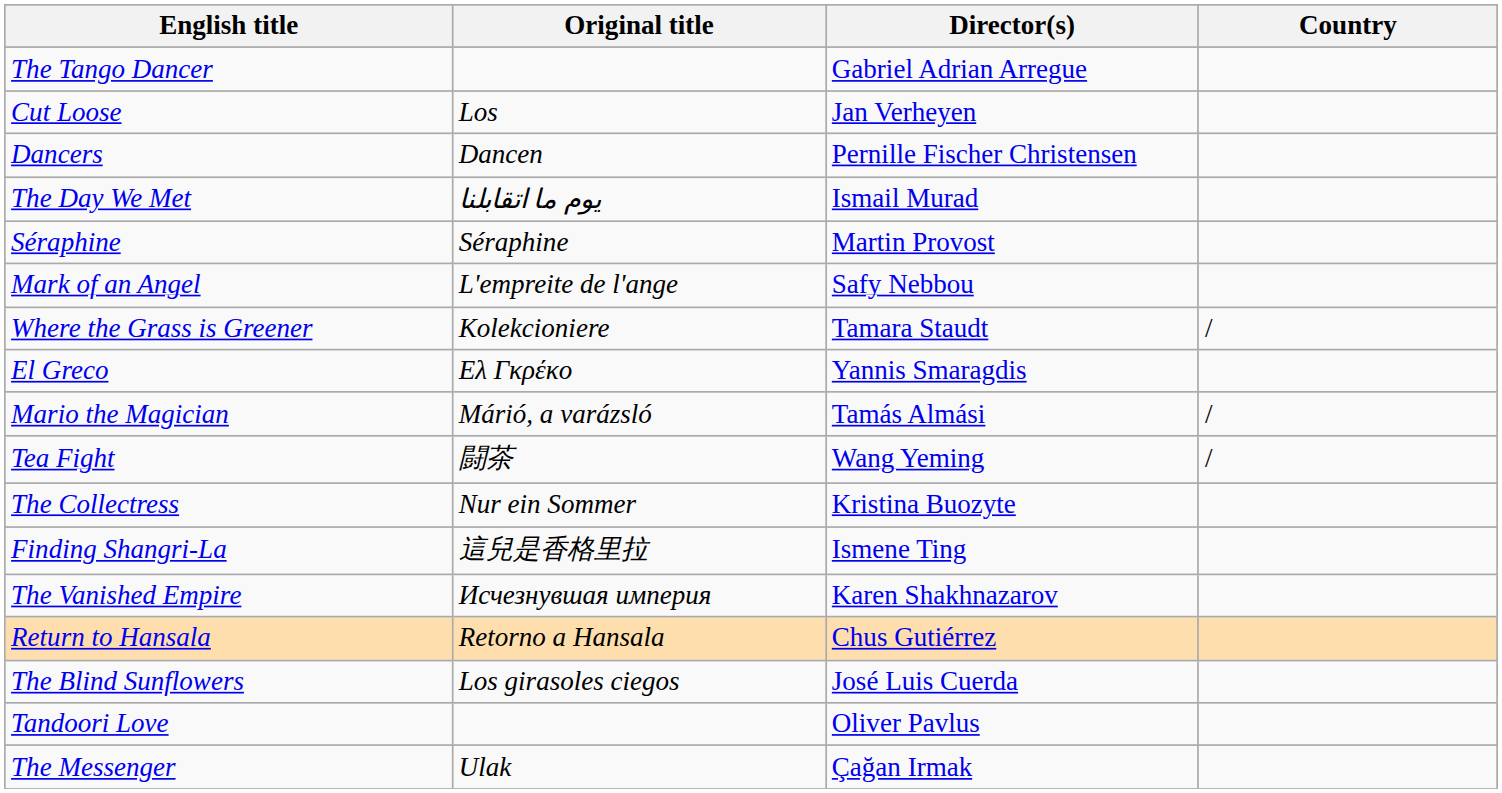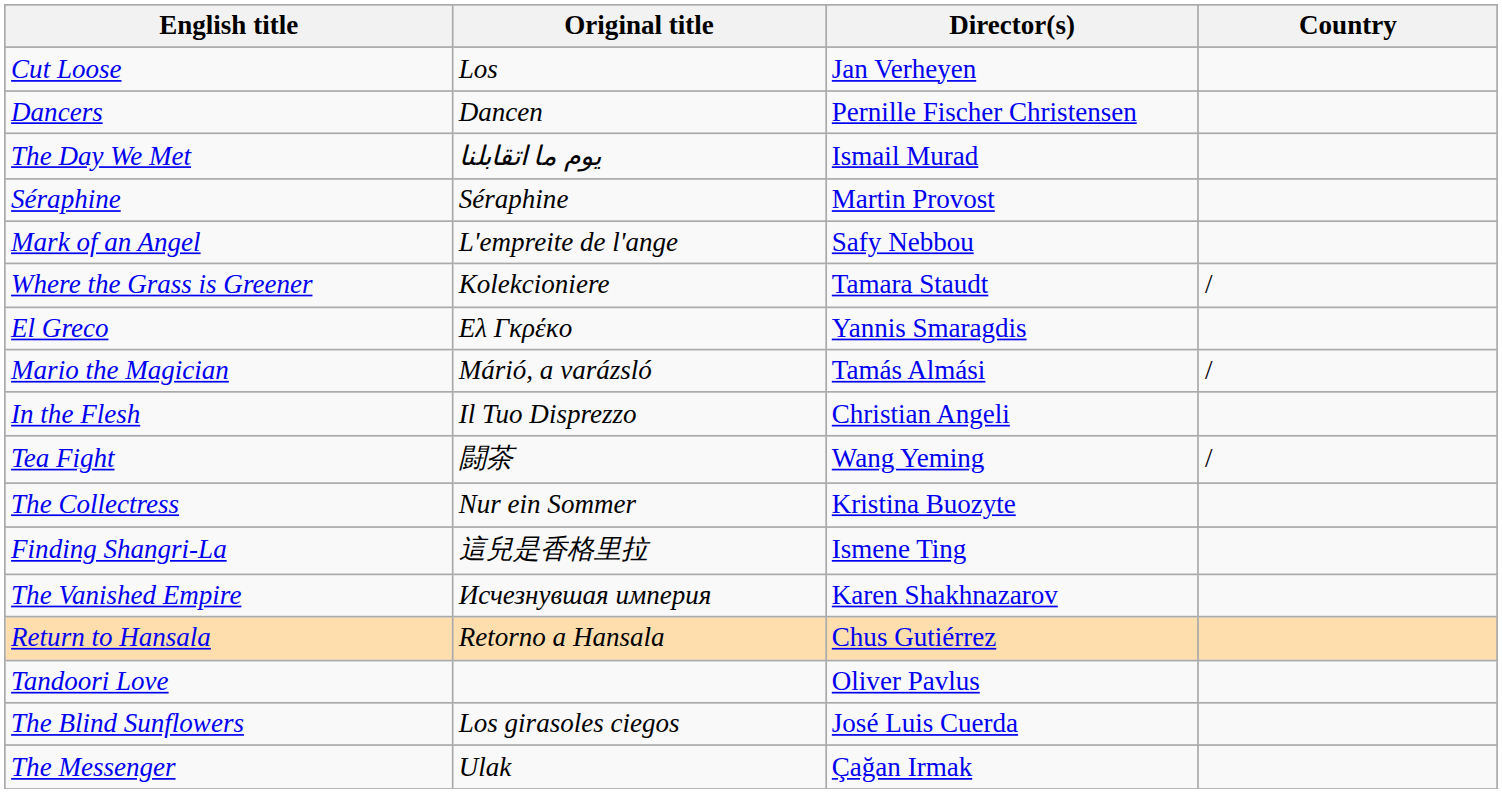- row: (112, 68)
+ row: (76, 413)
rows swapped: (128, 681) <-> (90, 723)
